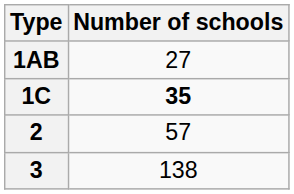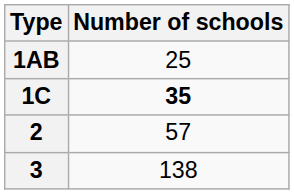(178, 59) 27 -> (178, 59) 25
